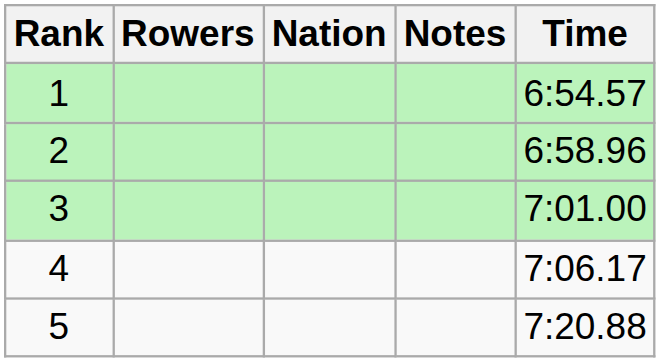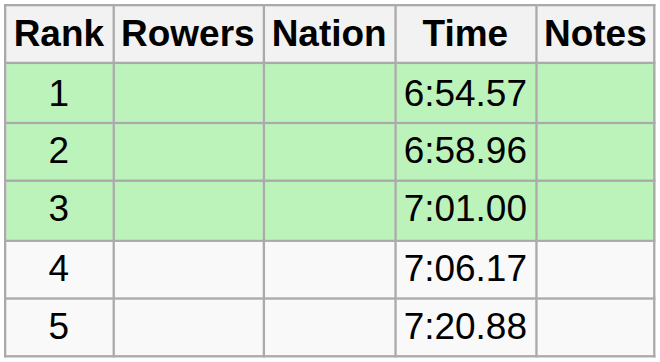columns swapped: (585, 33) <-> (455, 33)
